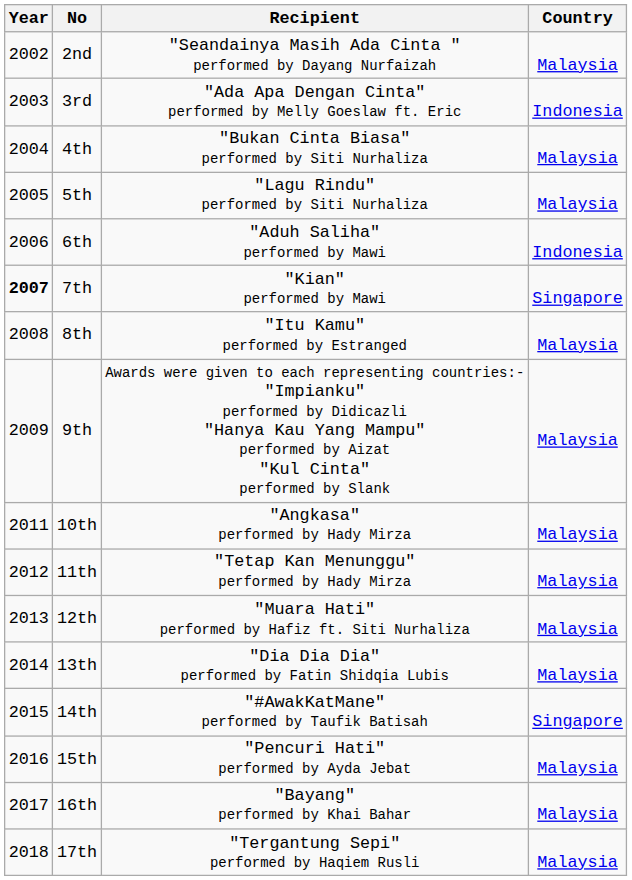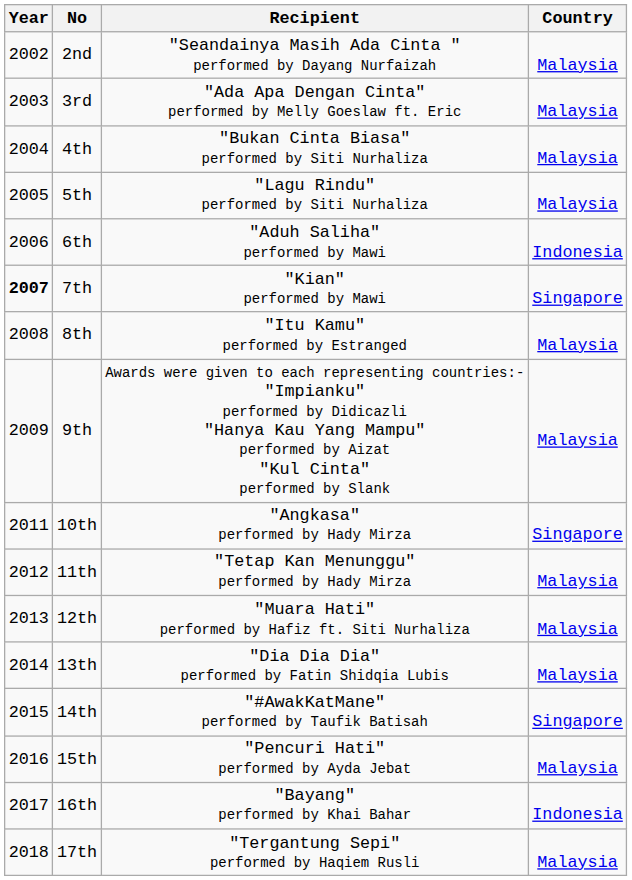(578, 112) Indonesia -> (578, 112) Malaysia
(578, 535) Malaysia -> (578, 535) Singapore
(578, 815) Malaysia -> (578, 815) Indonesia
